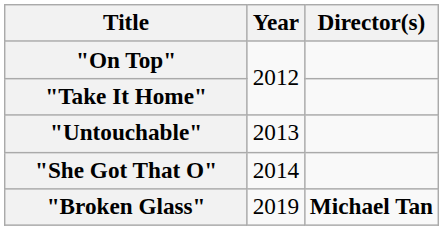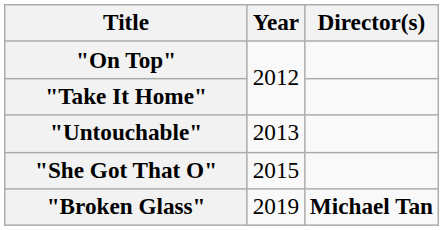(276, 170) 2014 -> (276, 170) 2015
